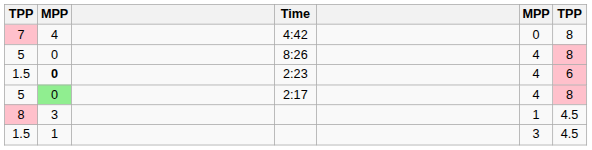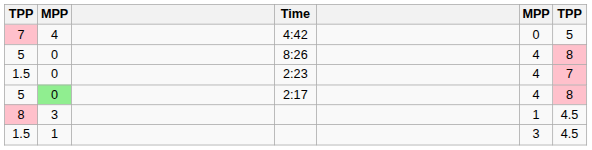(570, 34) 8 -> (570, 34) 5
(55, 74) bold -> (55, 74) normal
(570, 74) 6 -> (570, 74) 7
